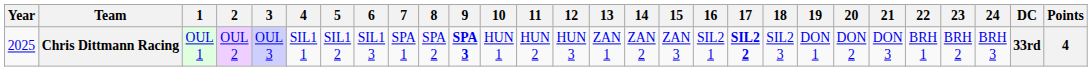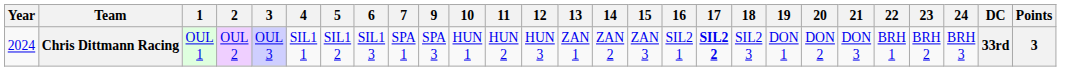- column: (434, 15)
(21, 46) 2025 -> (21, 46) 2024
(465, 46) bold -> (434, 46) normal
(1066, 46) 4 -> (1034, 46) 3
